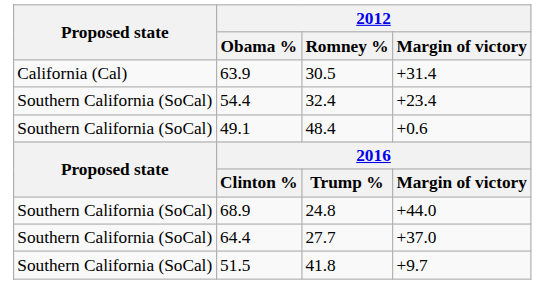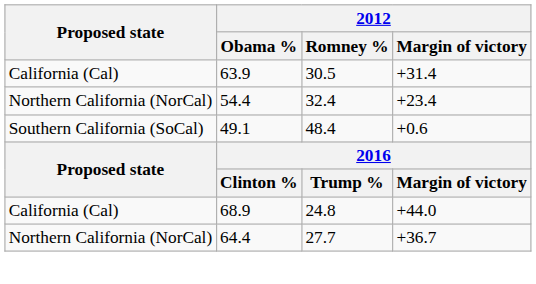(115, 100) Southern California (SoCal) -> (110, 100) Northern California (NorCal)
(115, 210) Southern California (SoCal) -> (64, 210) California (Cal)
(115, 237) Southern California (SoCal) -> (110, 237) Northern California (NorCal)
(416, 237) +37.0 -> (416, 237) +36.7
- row: (321, 265)
